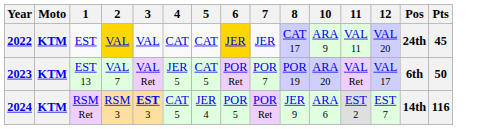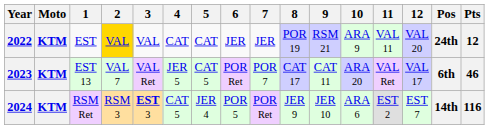+ column: (325, 14)
(235, 40) gold background -> (235, 40) no background
(295, 40) CAT 17 -> (295, 40) POR 19
(441, 40) 45 -> (472, 40) 12
(295, 74) POR 19 -> (295, 74) CAT 17
(441, 74) 50 -> (472, 74) 46
